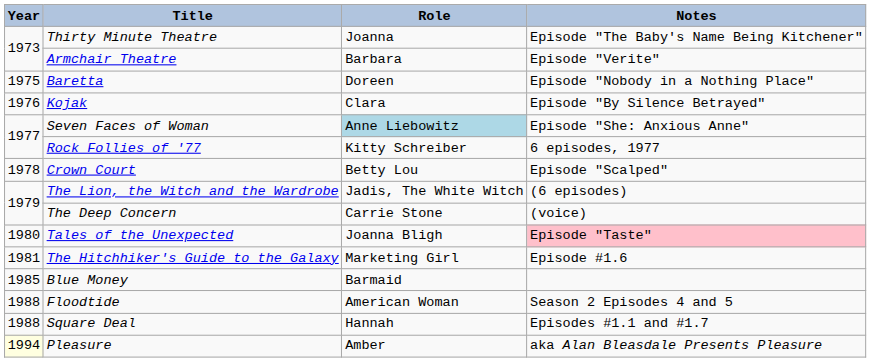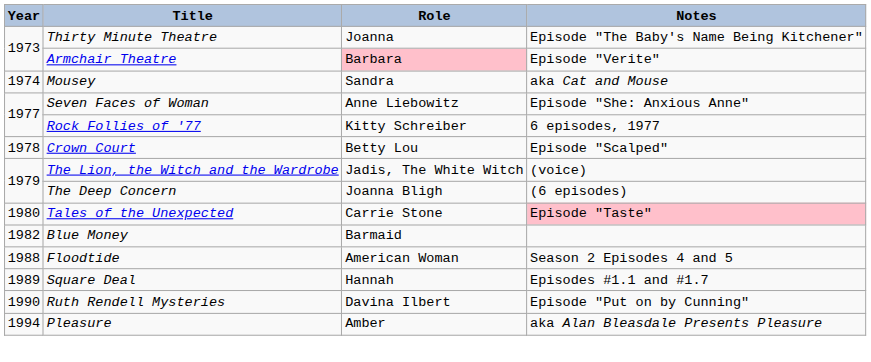(374, 60) no background -> (374, 60) pink background
+ row: (71, 82)
- row: (75, 82)
- row: (67, 104)
(402, 126) lightblue background -> (402, 104) no background
(579, 192) (6 episodes) -> (559, 170) (voice)
(394, 214) Carrie Stone -> (394, 192) Joanna Bligh
(559, 214) (voice) -> (579, 192) (6 episodes)
(394, 236) Joanna Bligh -> (394, 214) Carrie Stone
- row: (193, 258)
(24, 280) 1985 -> (24, 236) 1982
(24, 324) 1988 -> (24, 280) 1989
+ row: (136, 302)
(24, 346) lightyellow background -> (24, 324) no background
